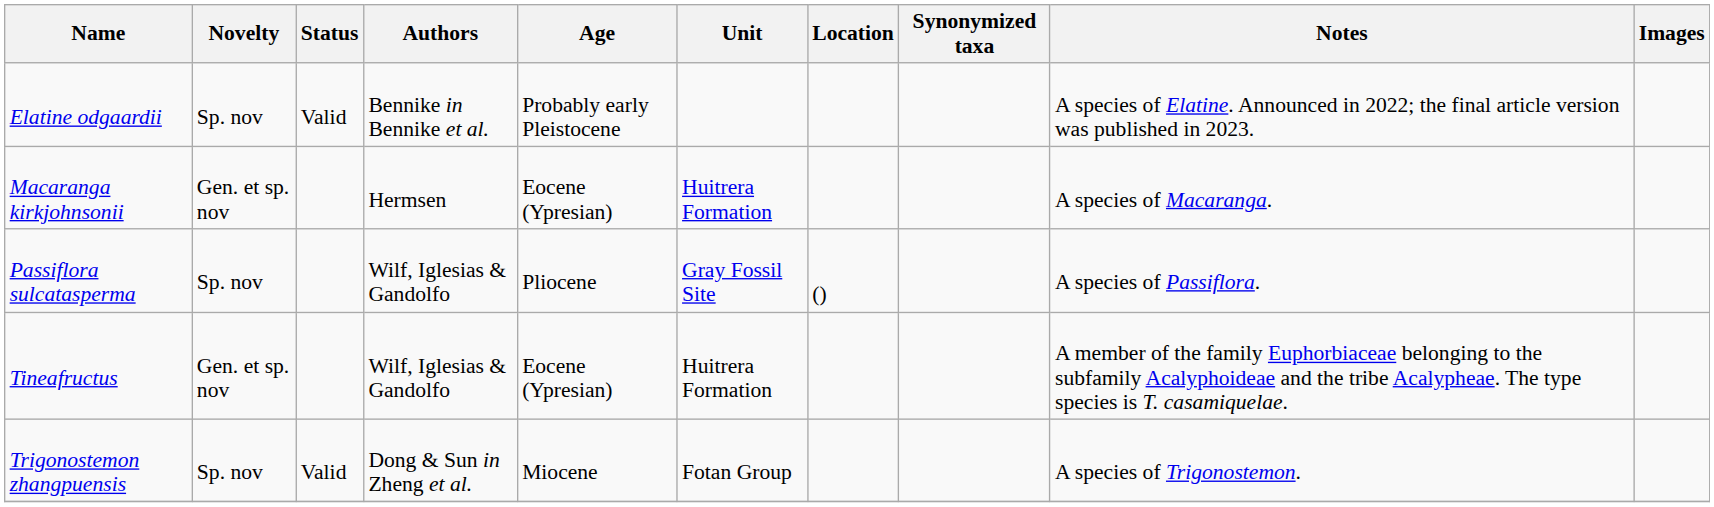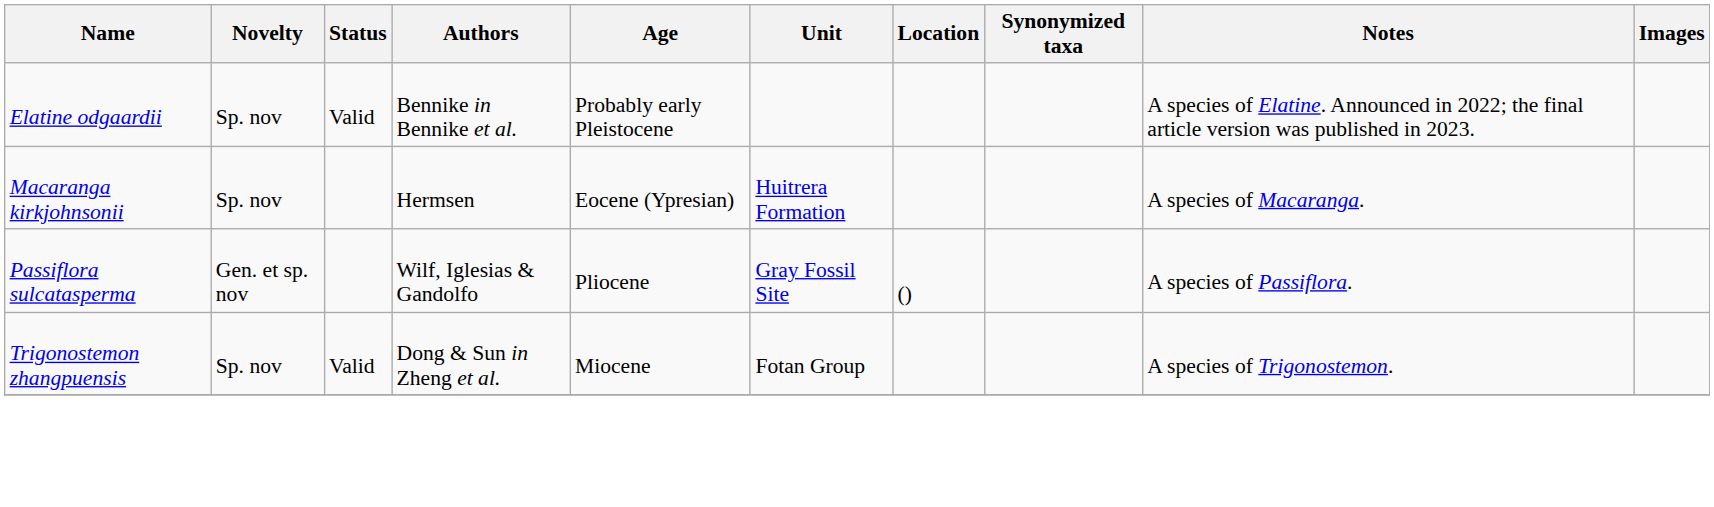(243, 199) Gen. et sp. nov -> (249, 199) Sp. nov
(230, 282) Sp. nov -> (262, 282) Gen. et sp. nov
- row: (64, 377)
